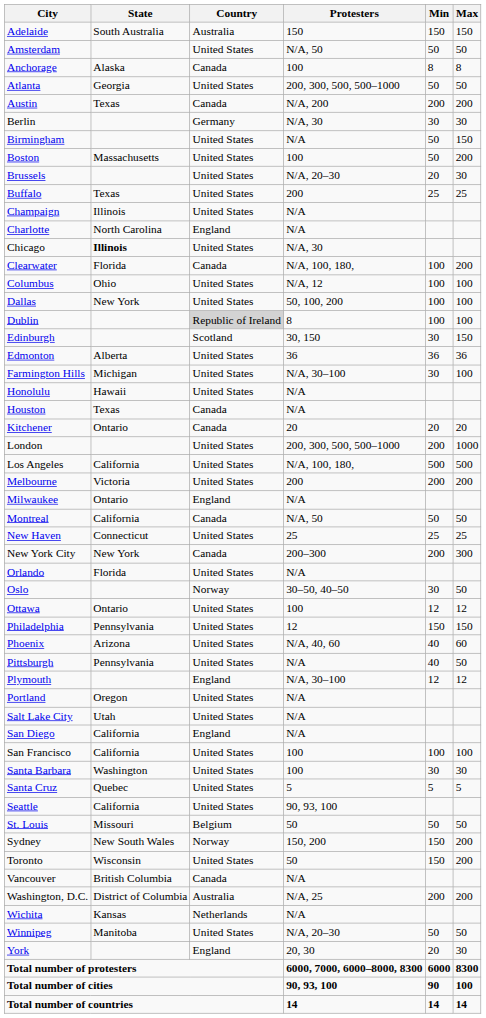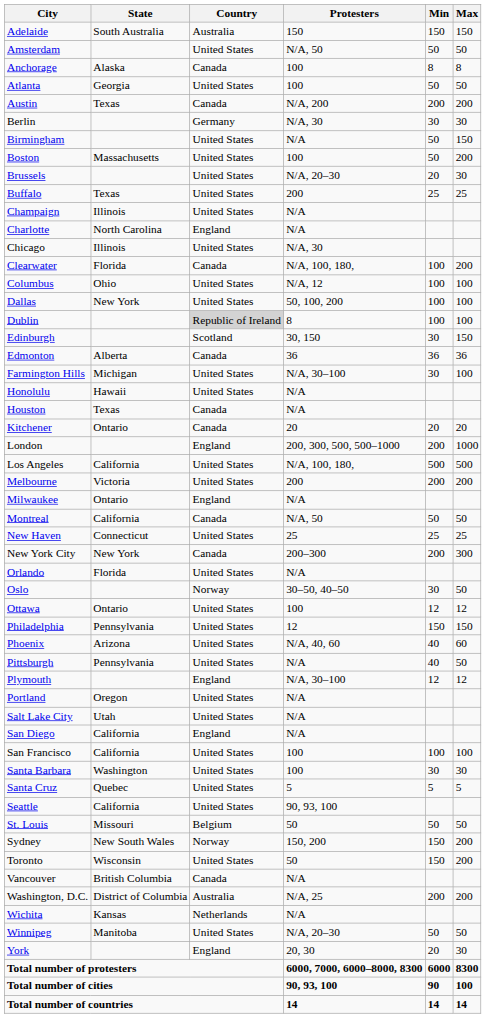(343, 85) 200, 300, 500, 500–1000 -> (295, 85) 100
(110, 247) bold -> (109, 247) normal
(223, 355) United States -> (210, 355) Canada
(223, 445) United States -> (212, 445) England
